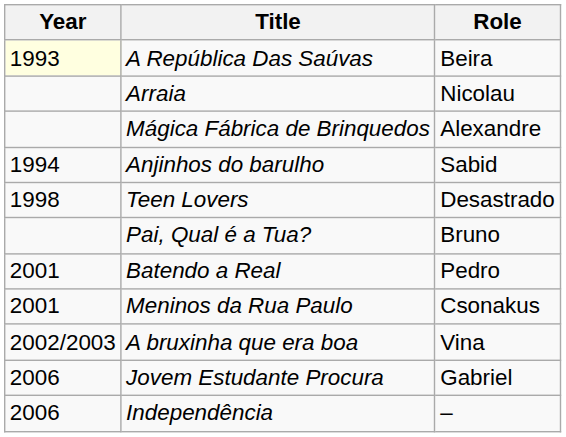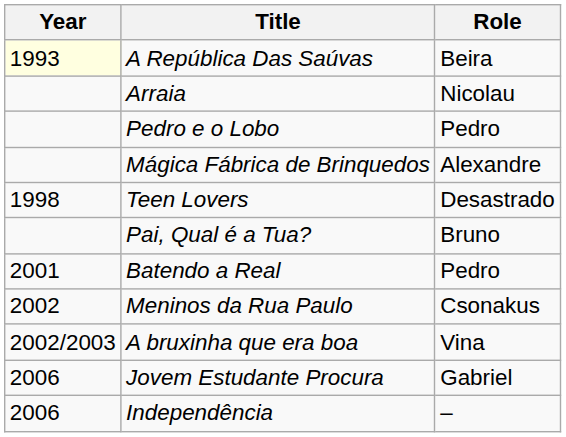+ row: (203, 128)
- row: (225, 164)
(35, 306) 2001 -> (35, 306) 2002
